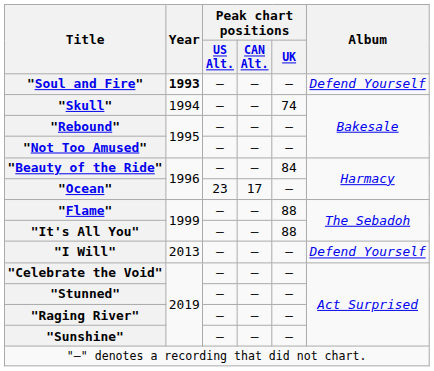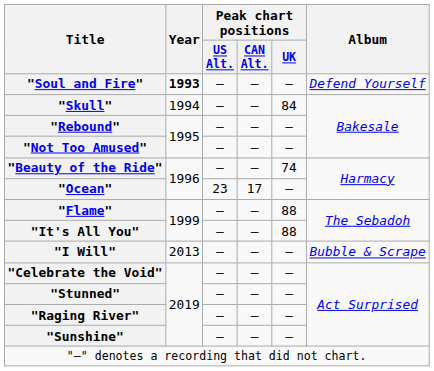(289, 105) 74 -> (289, 105) 84
(289, 168) 84 -> (289, 168) 74
(368, 252) Defend Yourself -> (368, 252) Bubble & Scrape
